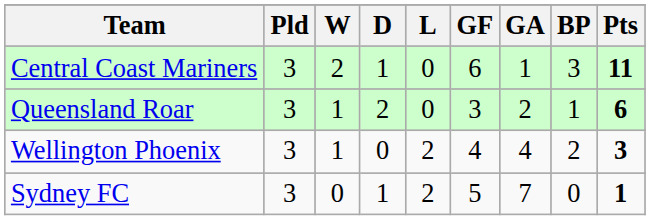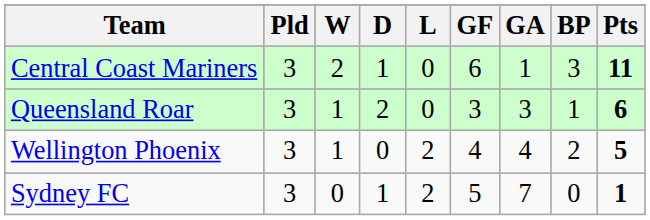(525, 109) 2 -> (525, 109) 3
(621, 151) 3 -> (621, 151) 5
